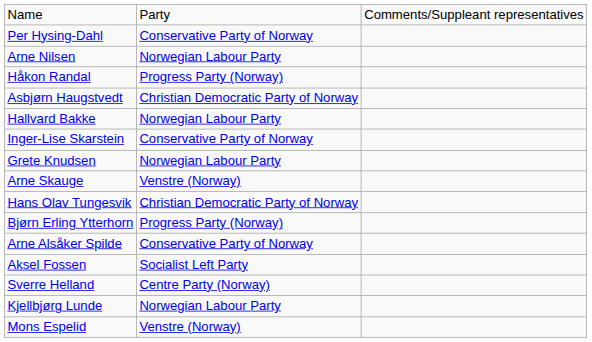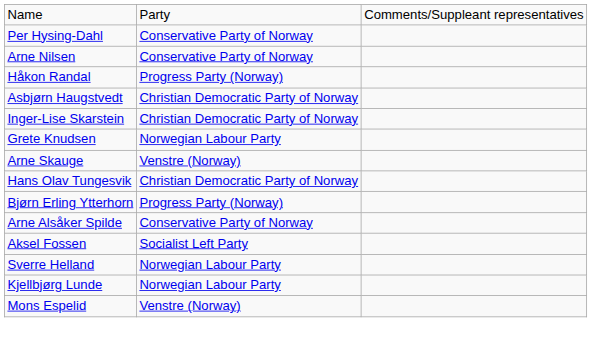(210, 56) Norwegian Labour Party -> (226, 56) Conservative Party of Norway
- row: (52, 118)
(226, 139) Conservative Party of Norway -> (249, 118) Christian Democratic Party of Norway
(205, 285) Centre Party (Norway) -> (210, 264) Norwegian Labour Party
